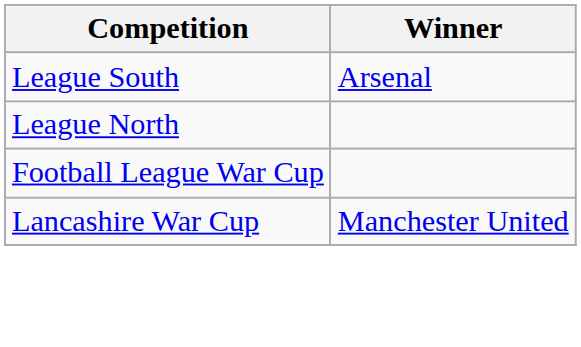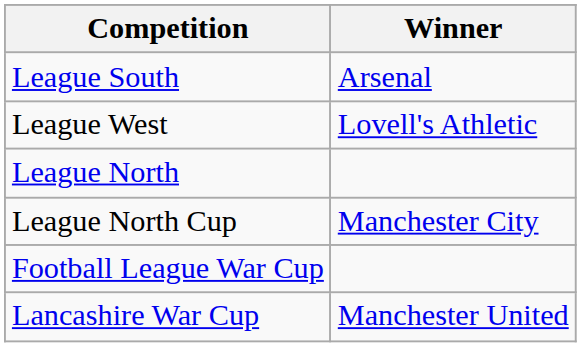+ row: (90, 124)
+ row: (124, 220)
